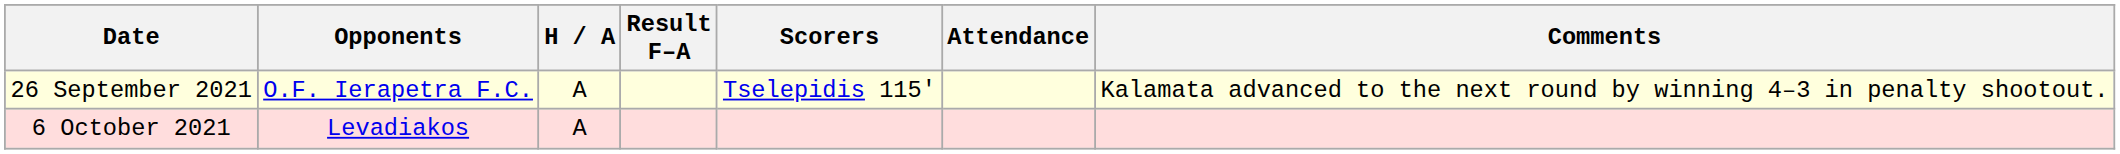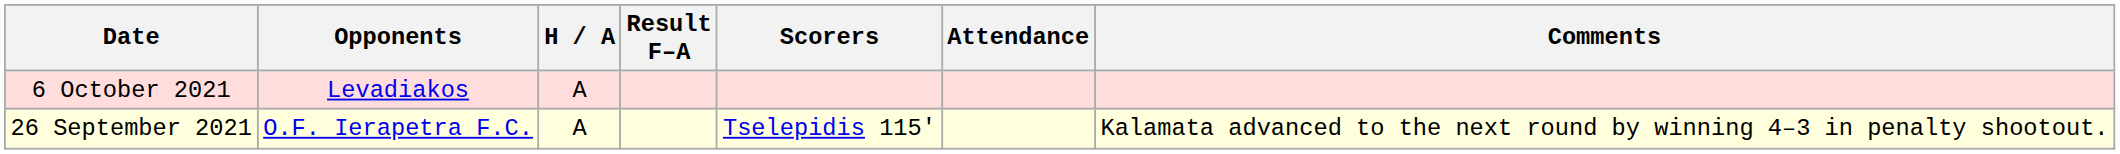rows swapped: (131, 90) <-> (131, 129)
